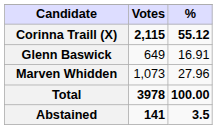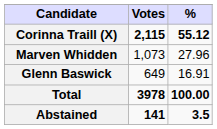rows swapped: (67, 74) <-> (67, 54)
